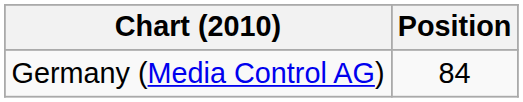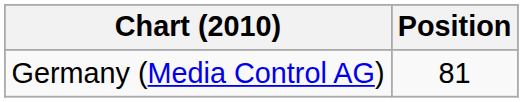(455, 73) 84 -> (455, 73) 81
